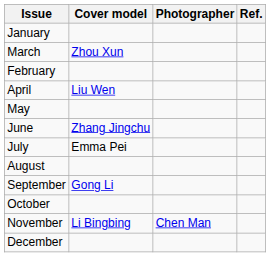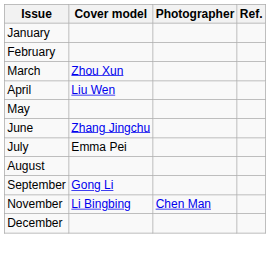rows swapped: (31, 71) <-> (24, 52)
- row: (28, 204)
